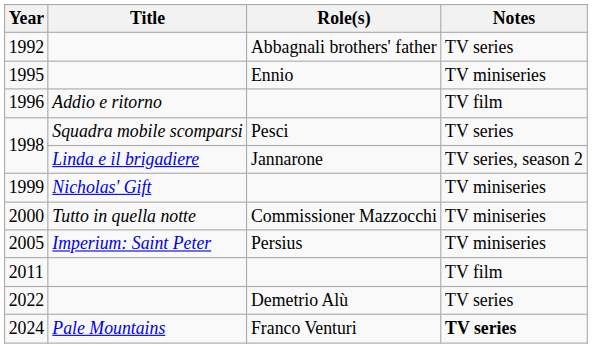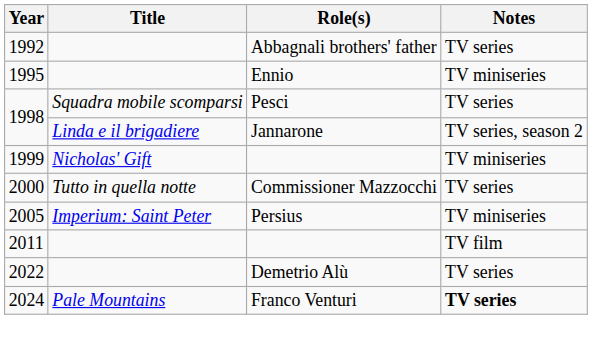- row: (26, 103)
(496, 215) TV miniseries -> (479, 187) TV series
